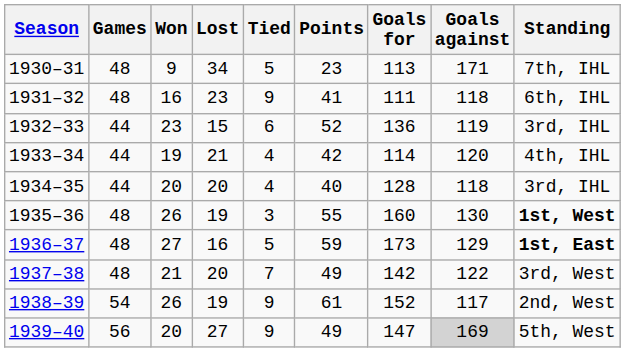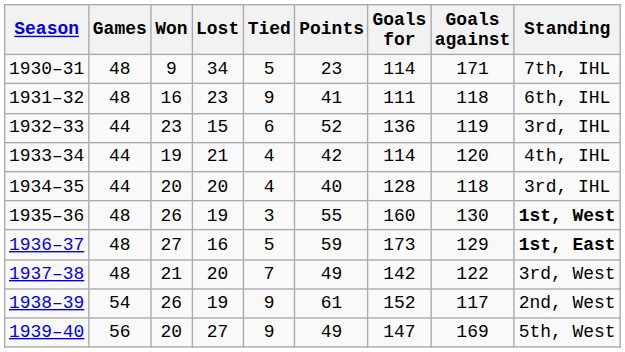(399, 69) 113 -> (399, 69) 114
(473, 332) lightgrey background -> (473, 332) no background
